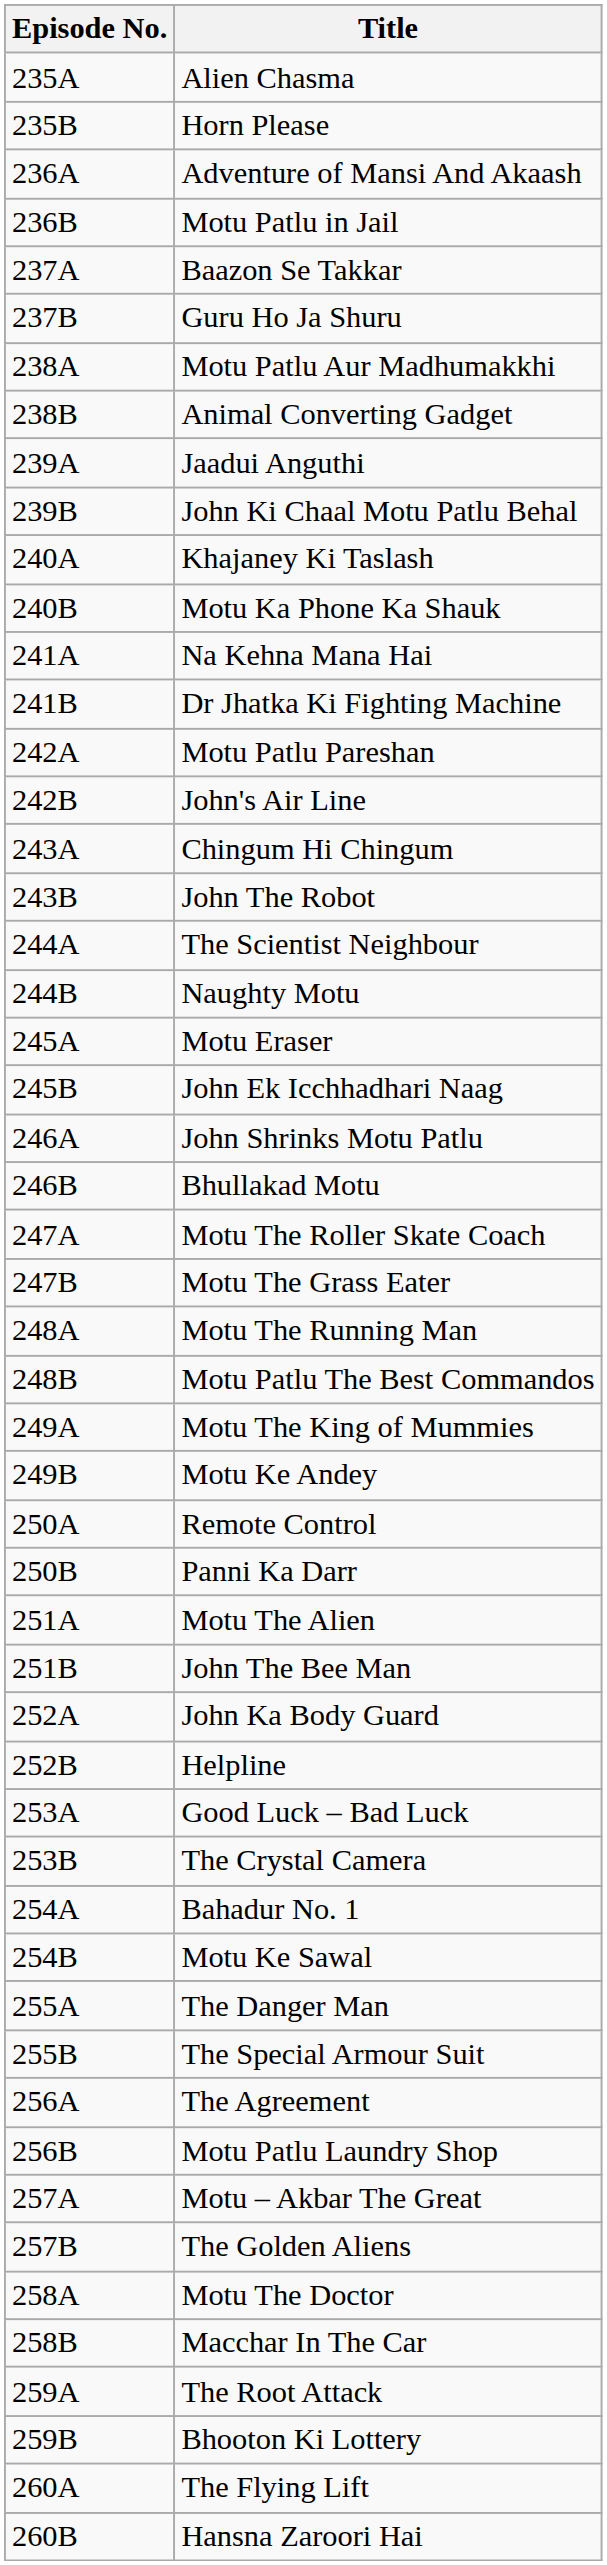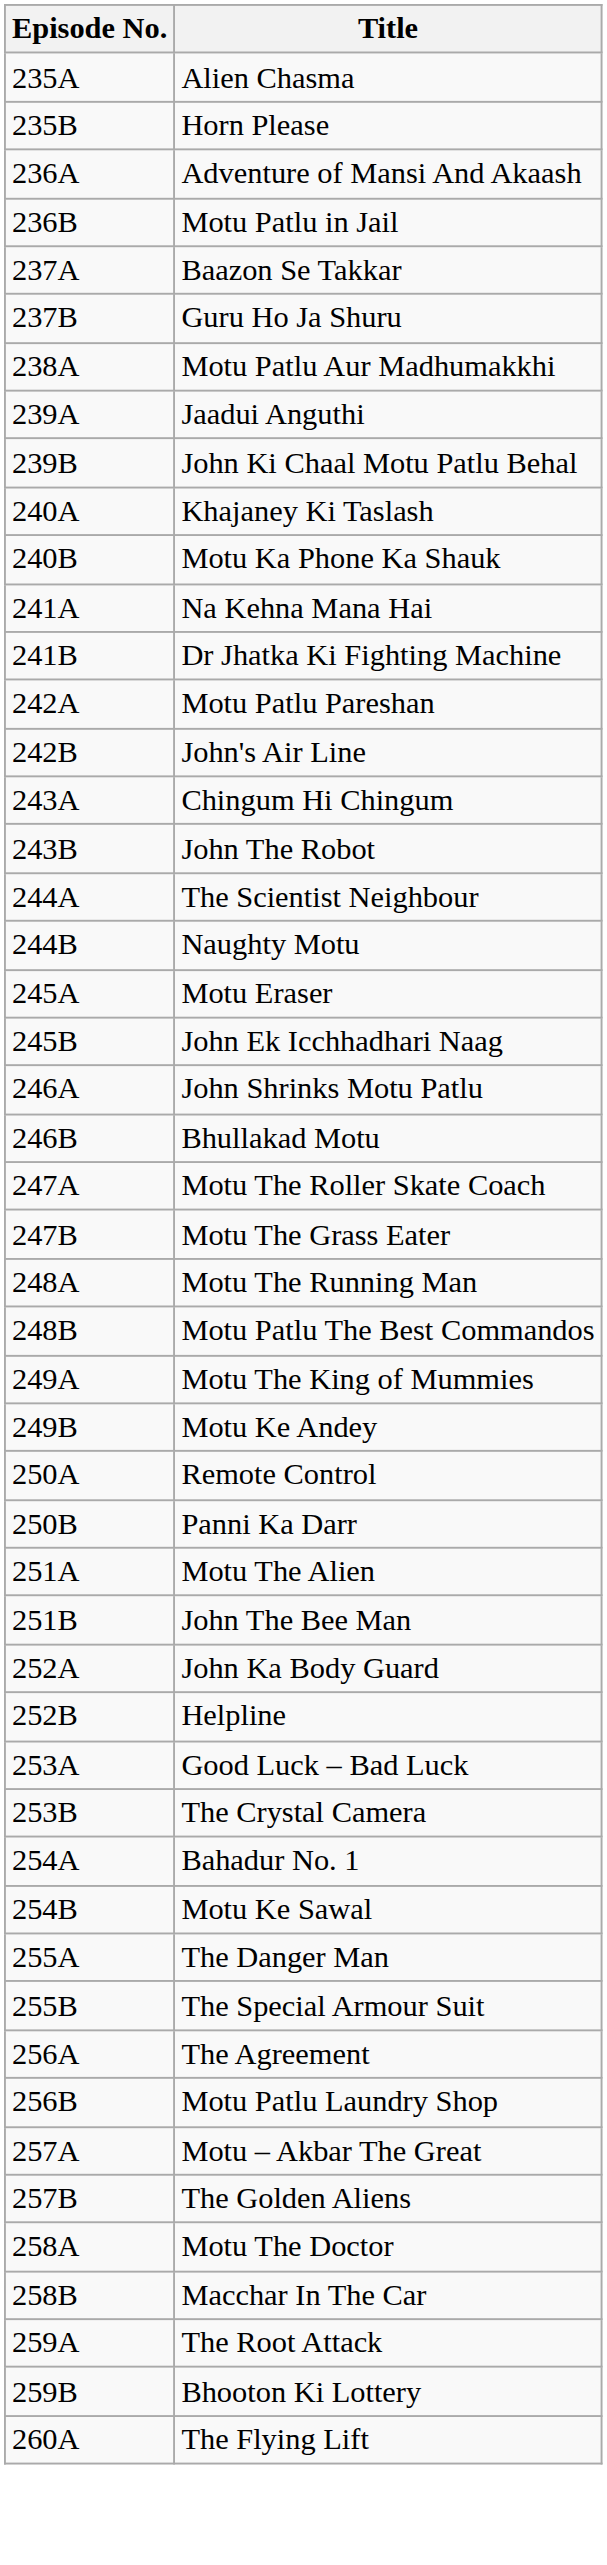- row: (347, 414)
- row: (302, 2535)
